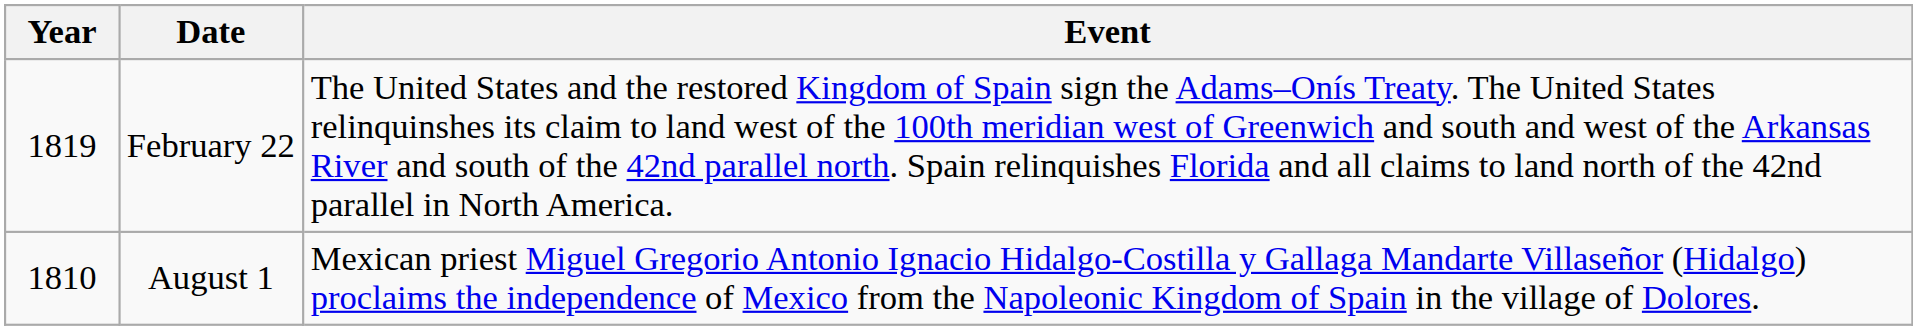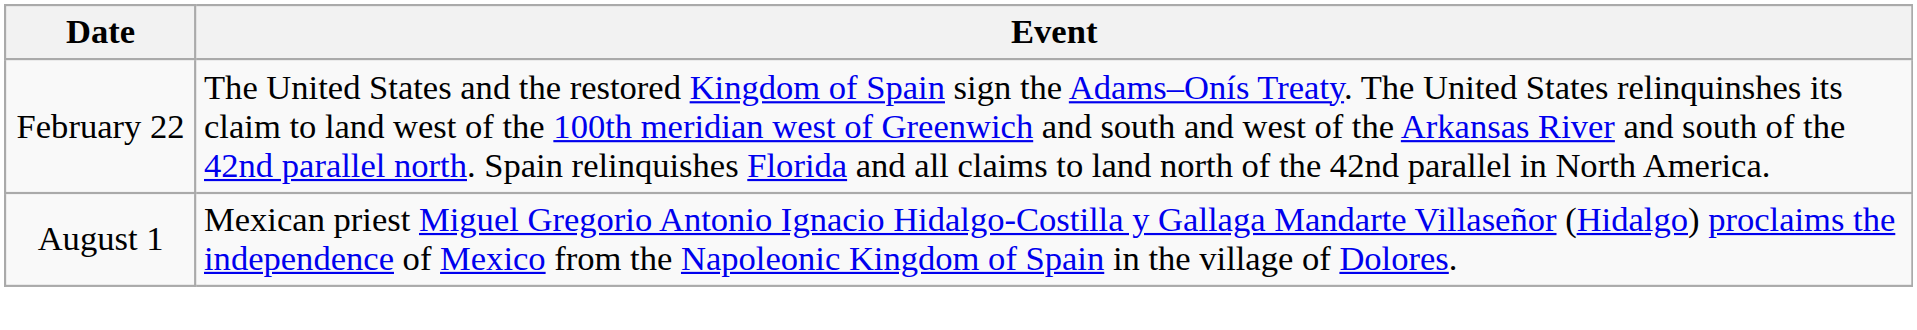- column: (62, 31)
